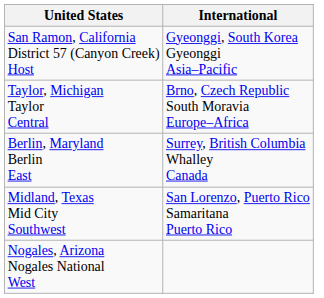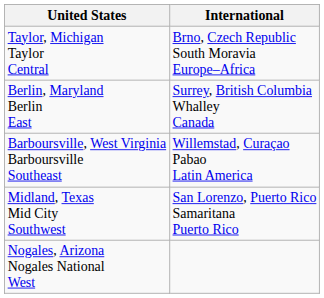- row: (84, 53)
+ row: (87, 160)
